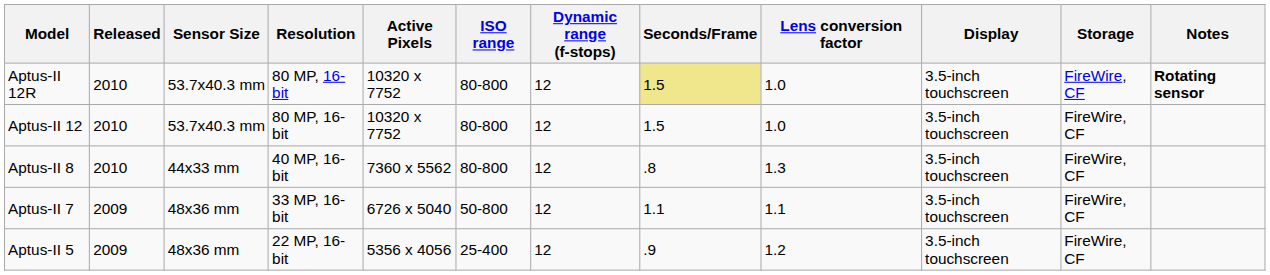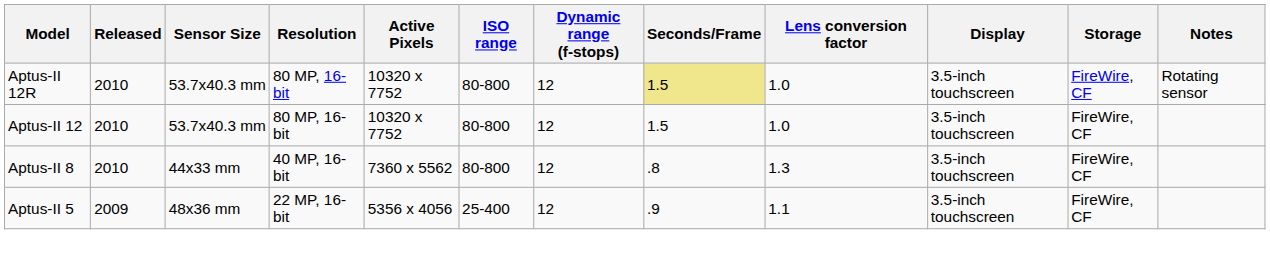(1185, 84) bold -> (1190, 84) normal
- row: (41, 208)
(775, 250) 1.2 -> (779, 208) 1.1
